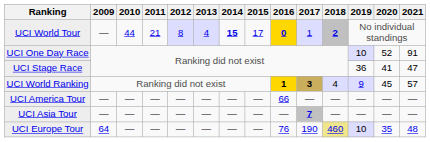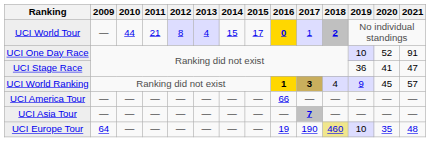(232, 32) bold -> (232, 32) normal
(284, 129) 76 -> (284, 129) 19
